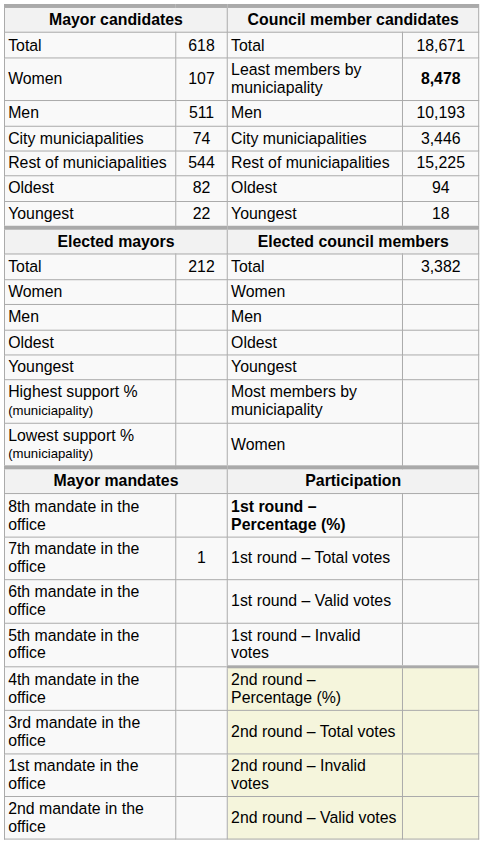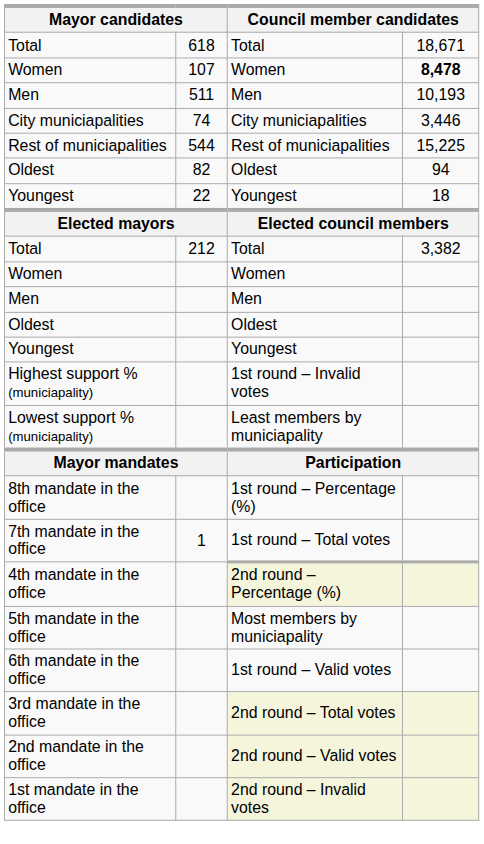(296, 79) Least members by municiapality -> (258, 70) Women
(294, 401) Most members by municiapality -> (296, 383) 1st round – Invalid votes
(258, 444) Women -> (296, 426) Least members by municiapality
(288, 515) bold -> (313, 497) normal
rows swapped: (74, 601) <-> (74, 688)
(296, 644) 1st round – Invalid votes -> (294, 627) Most members by municiapality
rows swapped: (76, 817) <-> (73, 775)
